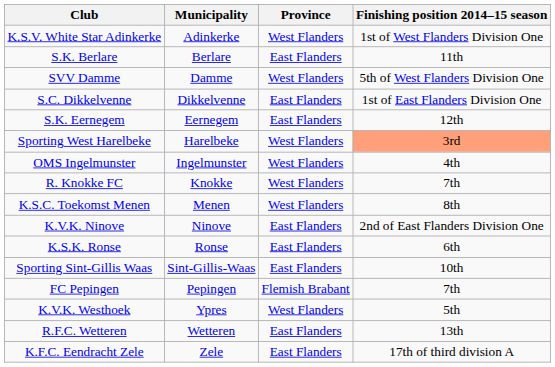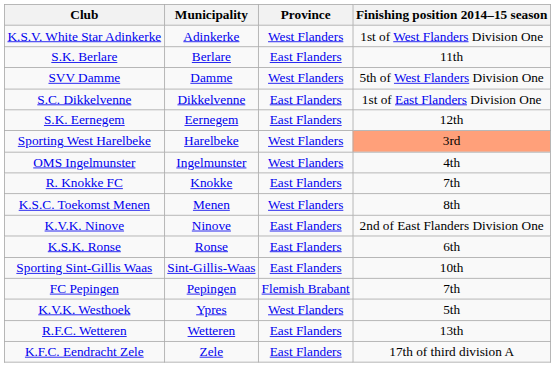(306, 183) West Flanders -> (306, 183) East Flanders
